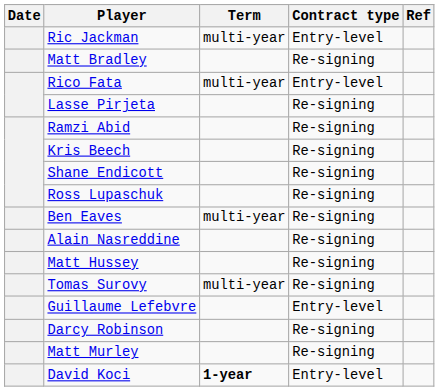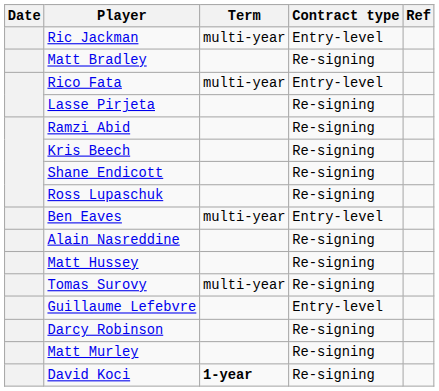(333, 218) Re-signing -> (338, 218) Entry-level
(338, 375) Entry-level -> (333, 375) Re-signing
